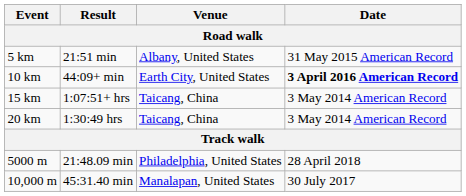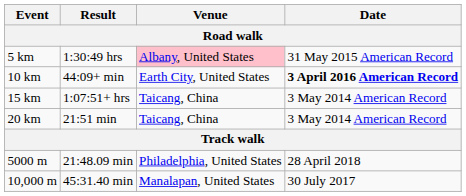(90, 56) 21:51 min -> (93, 56) 1:30:49 hrs
(196, 56) no background -> (196, 56) pink background
(93, 118) 1:30:49 hrs -> (90, 118) 21:51 min
